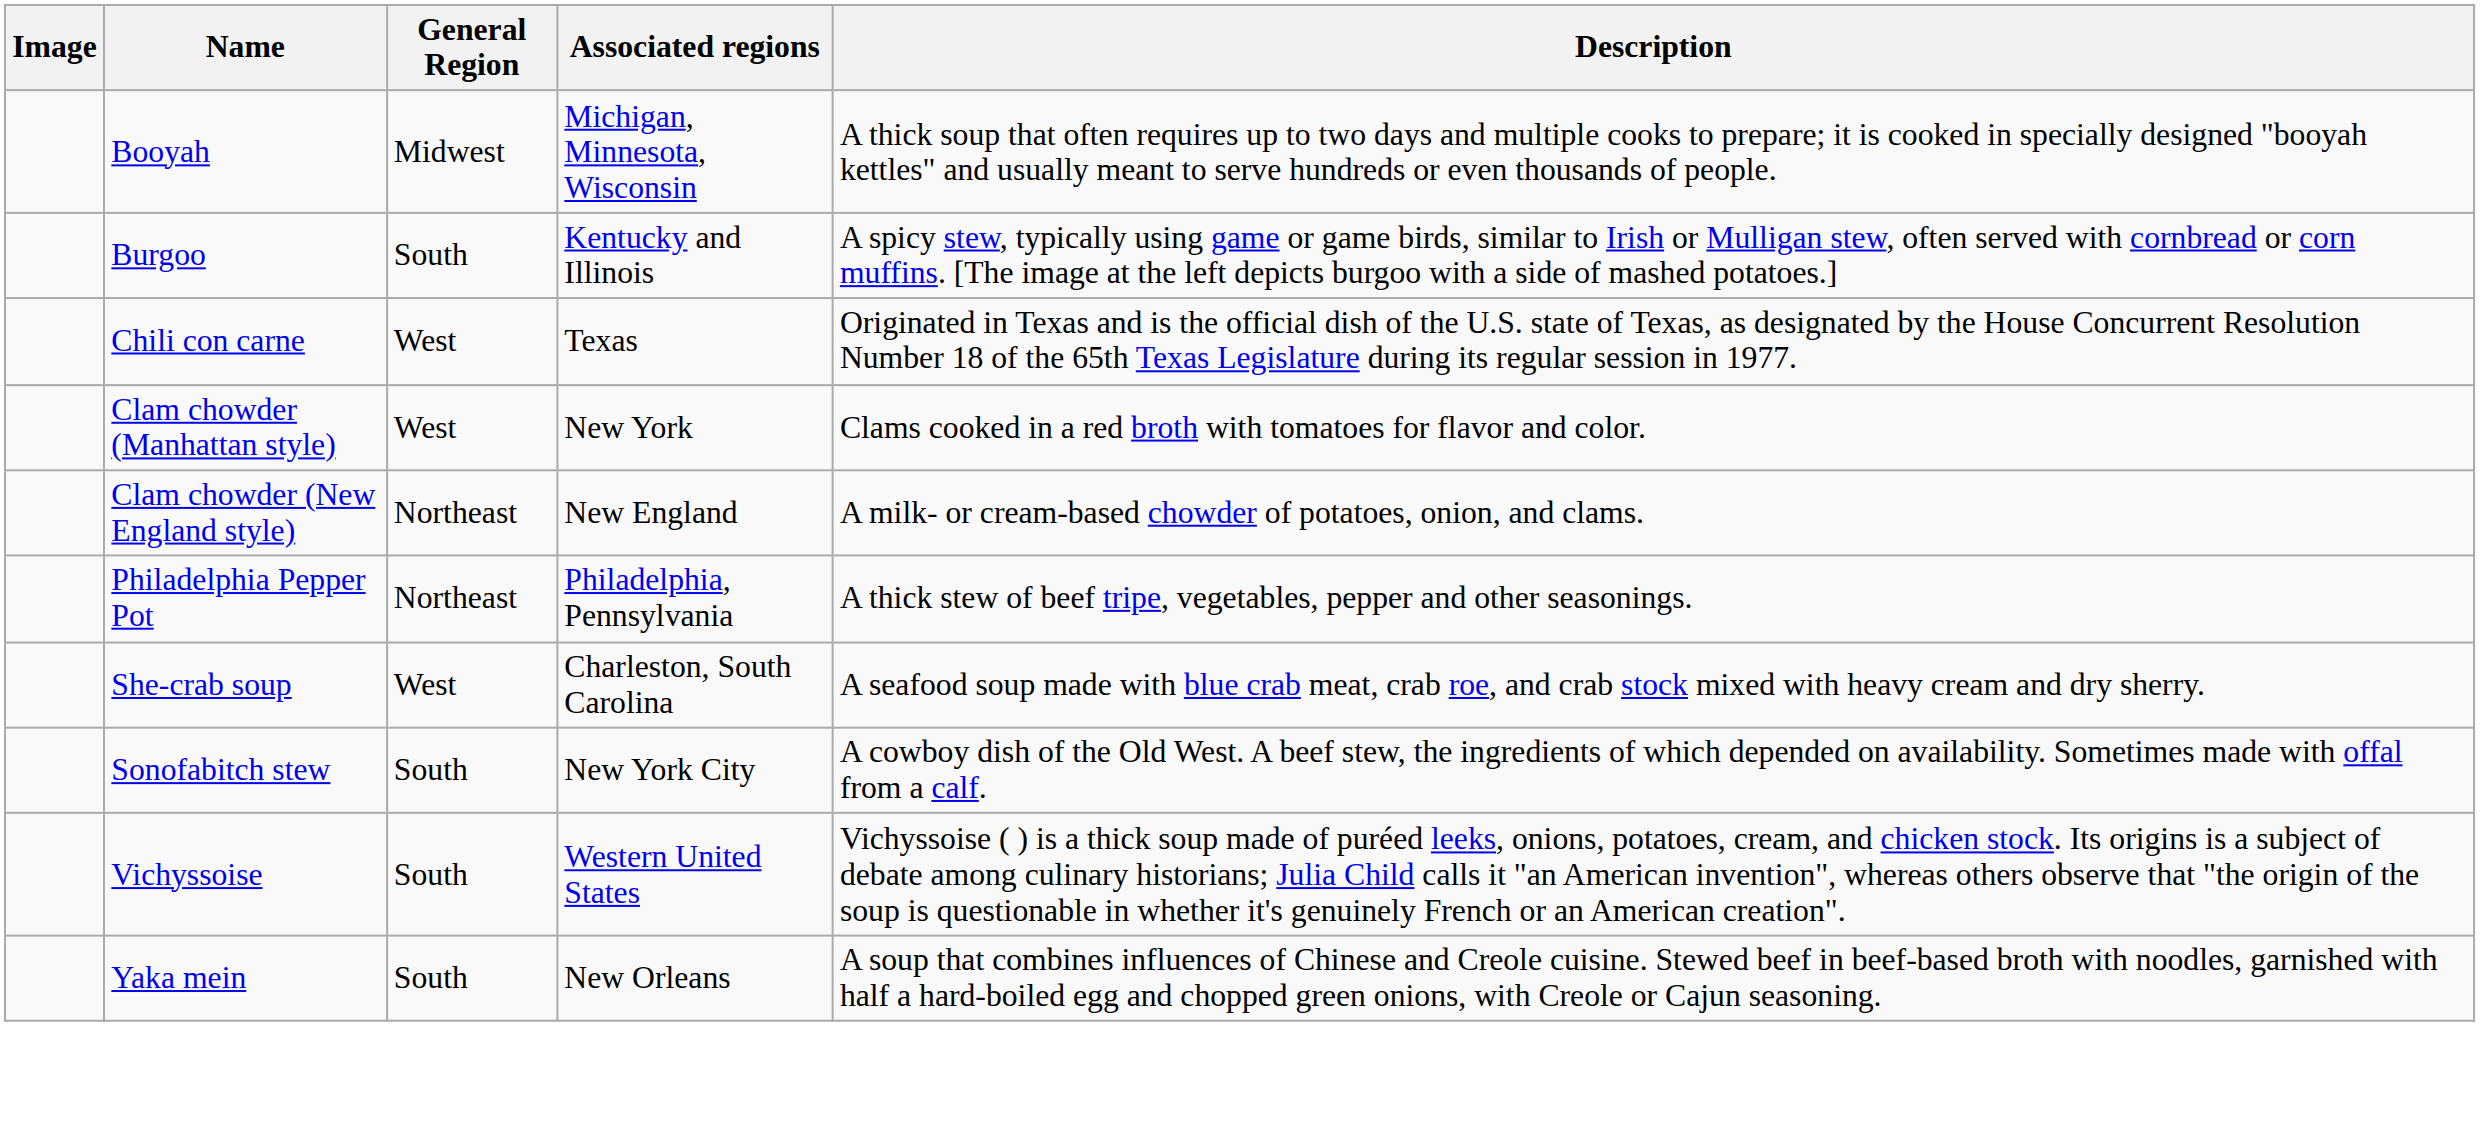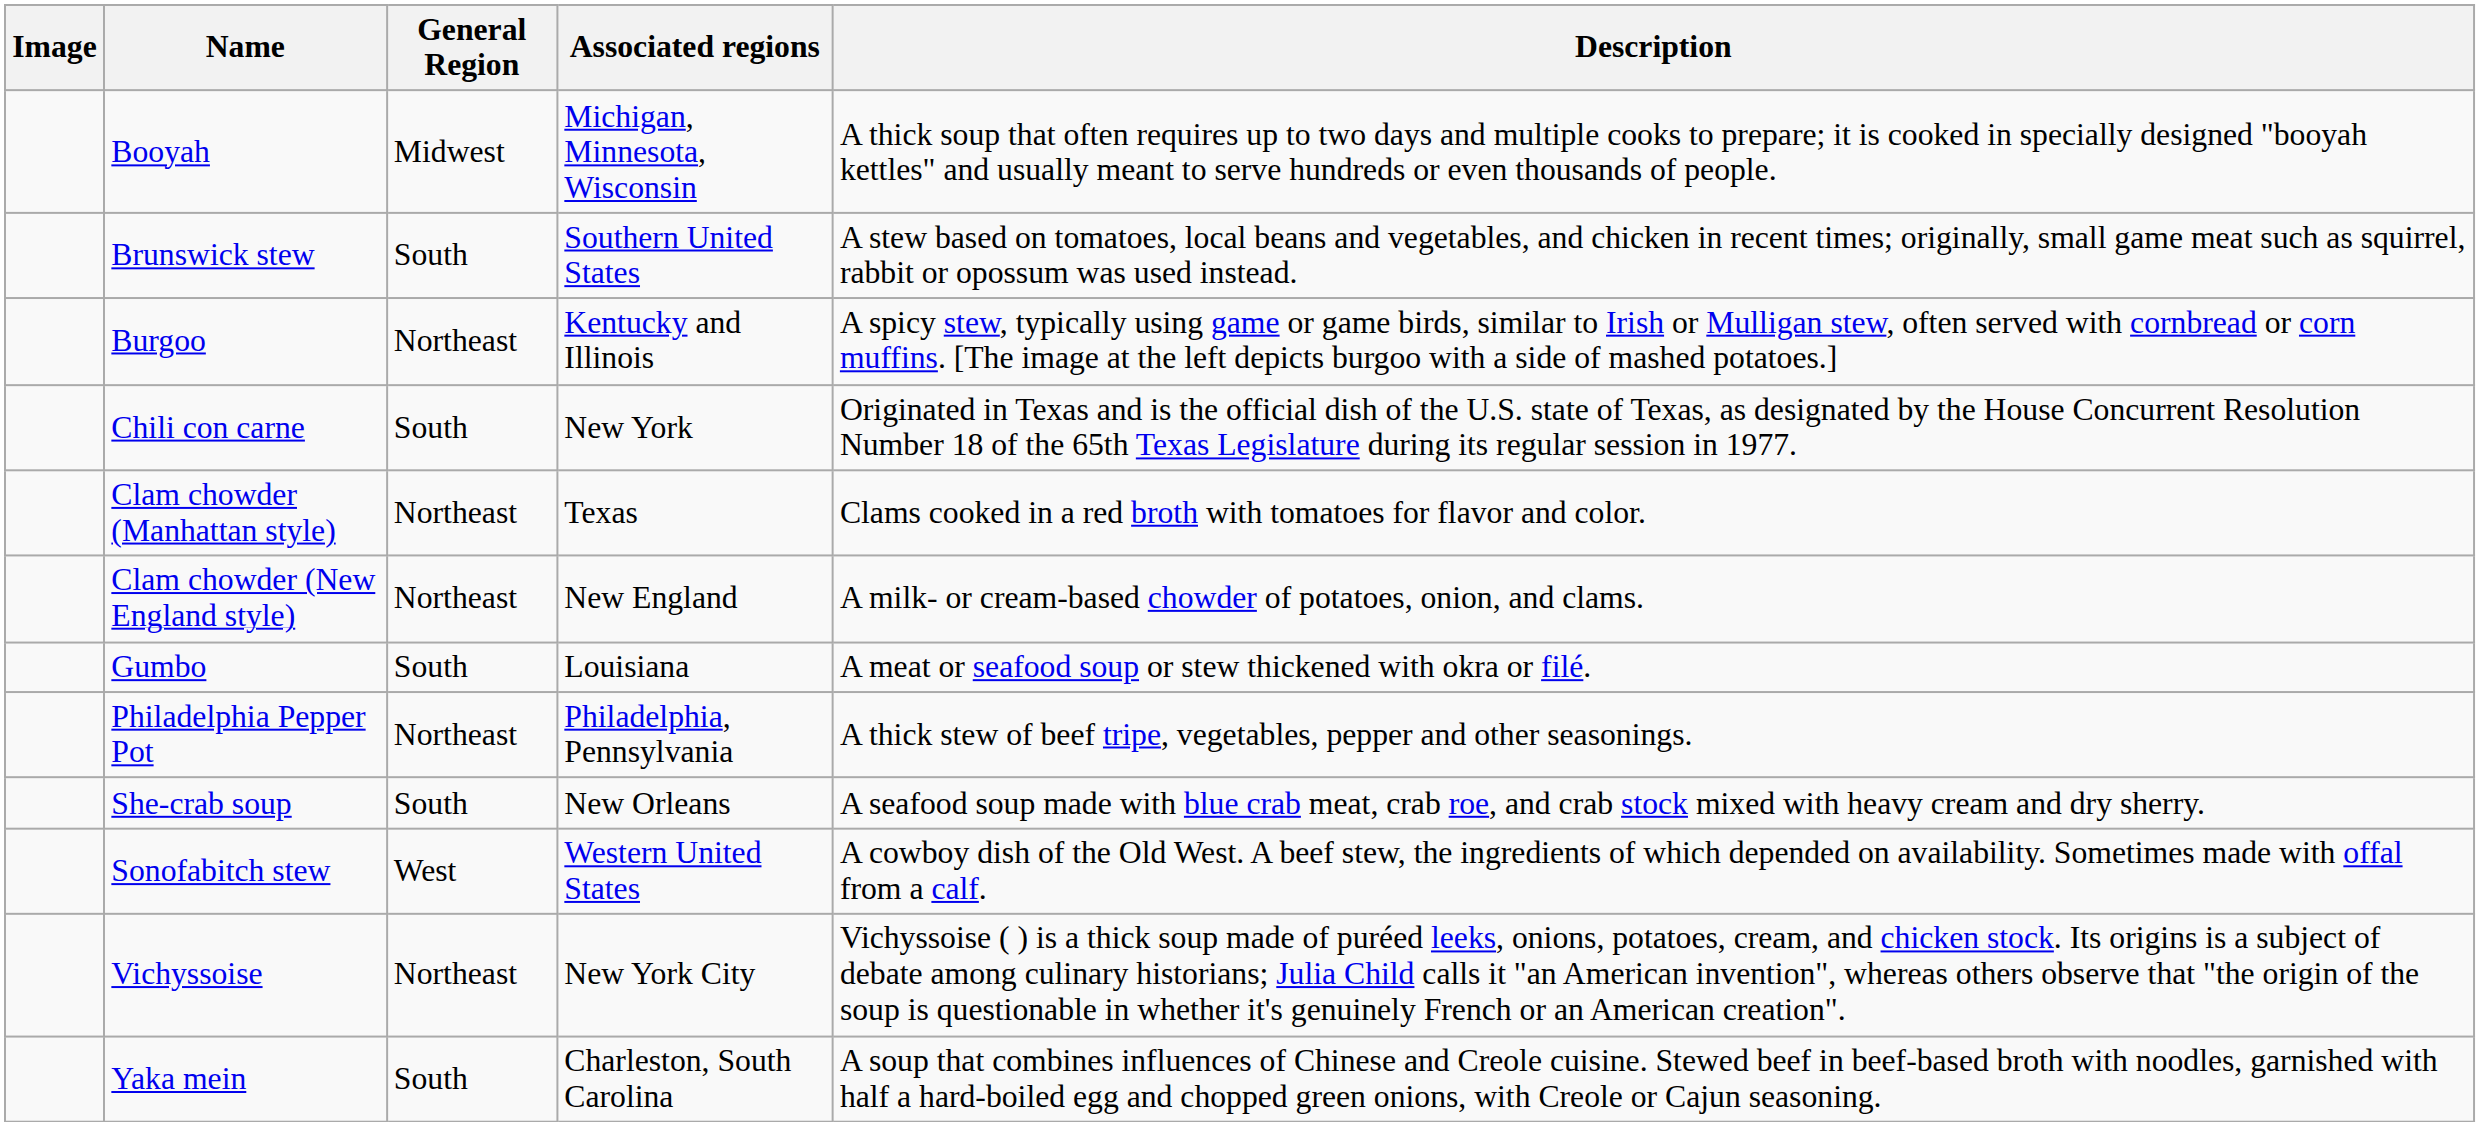+ row: (213, 254)
(431, 254) South -> (455, 340) Northeast
(425, 340) West -> (431, 426) South
(601, 340) Texas -> (629, 426) New York
(425, 426) West -> (455, 512) Northeast
(629, 426) New York -> (601, 512) Texas
+ row: (159, 666)
(425, 684) West -> (431, 802) South
(678, 684) Charleston, South Carolina -> (647, 802) New Orleans
(431, 770) South -> (425, 870) West
(660, 770) New York City -> (663, 870) Western United States
(431, 873) South -> (455, 974) Northeast
(663, 873) Western United States -> (660, 974) New York City
(647, 977) New Orleans -> (678, 1078) Charleston, South Carolina
